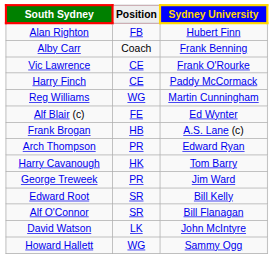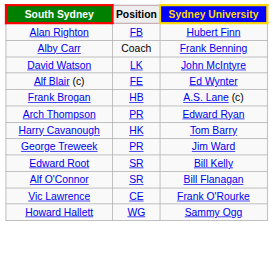rows swapped: (59, 65) <-> (59, 229)
- row: (59, 81)
- row: (59, 98)
